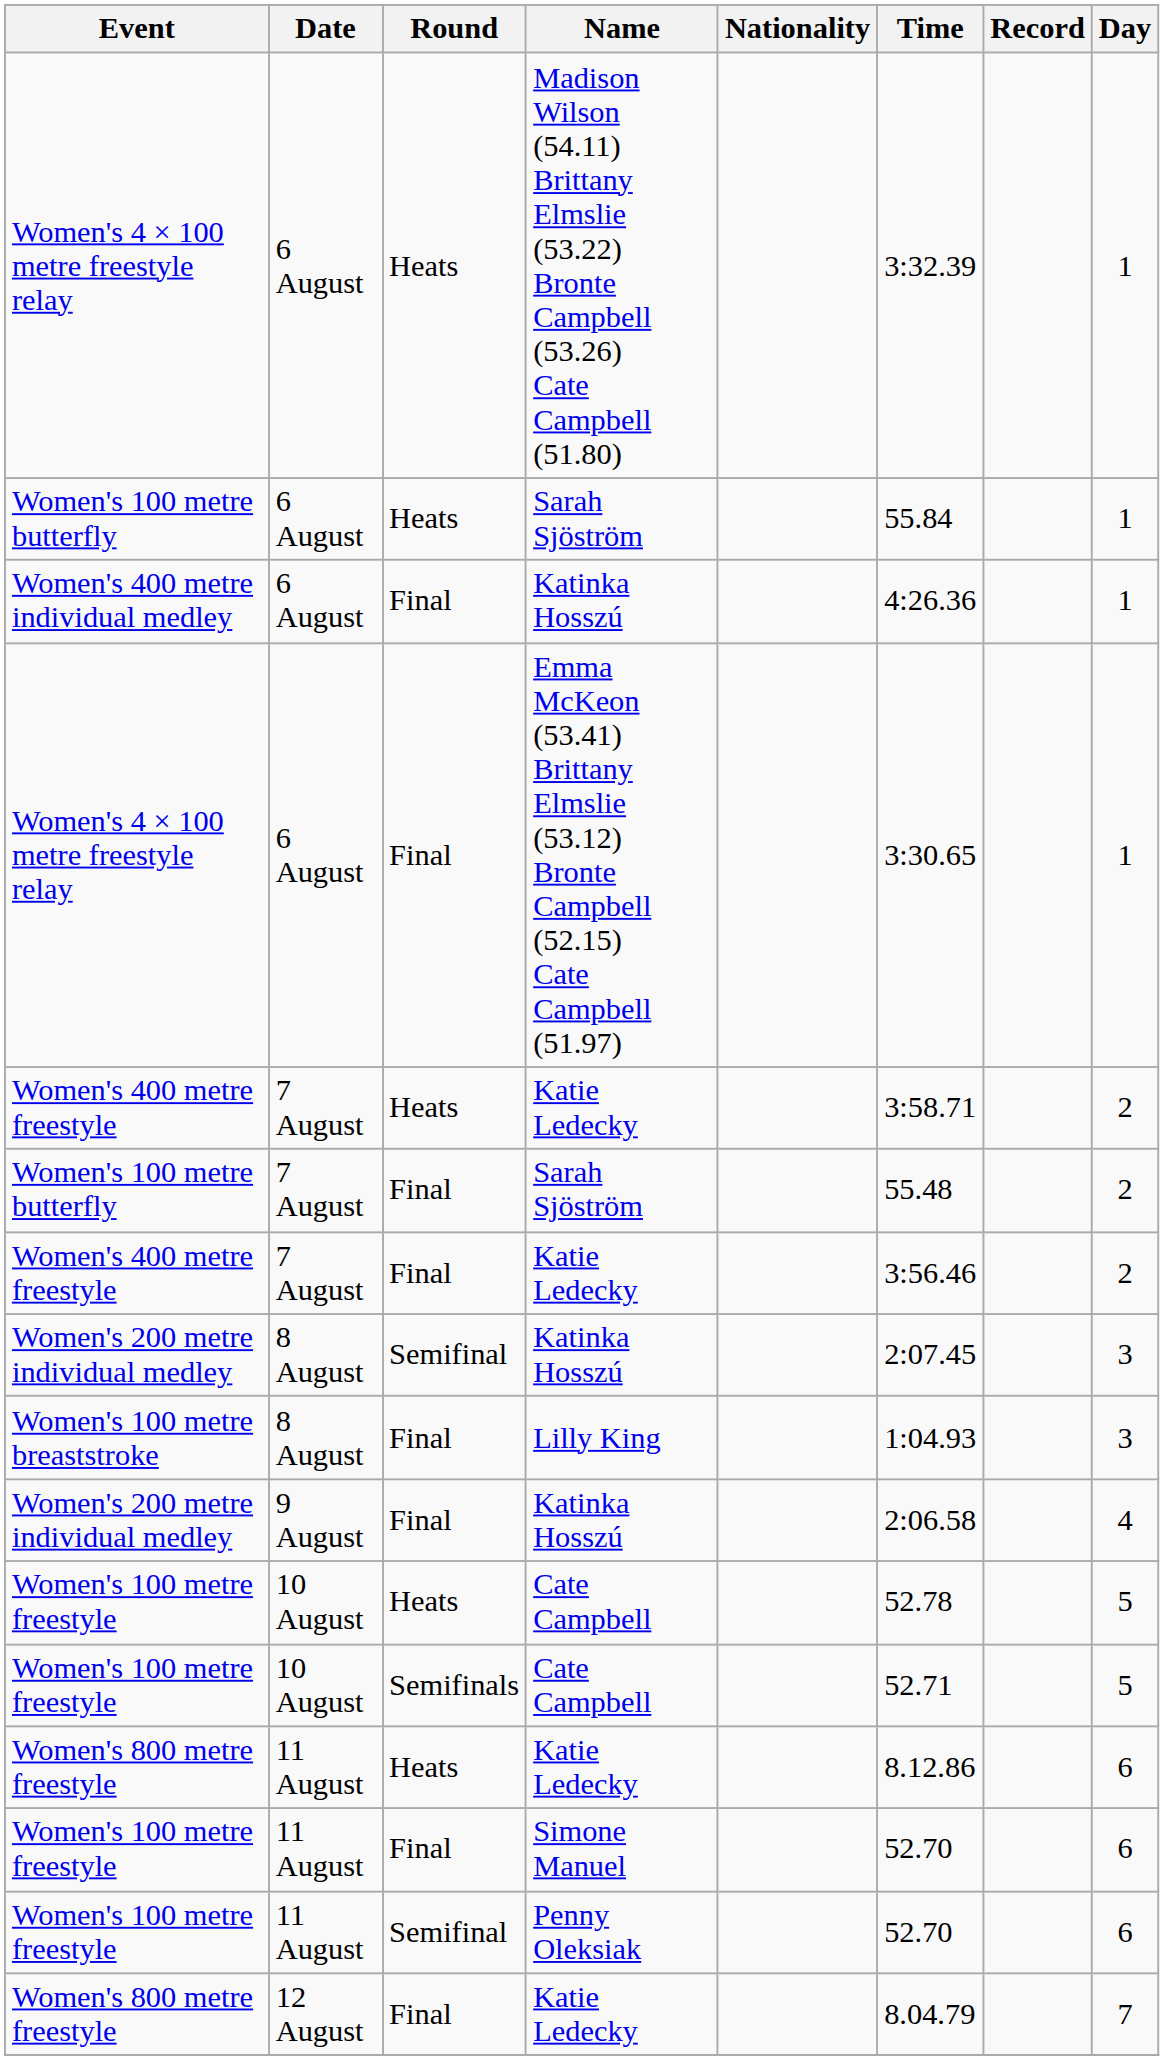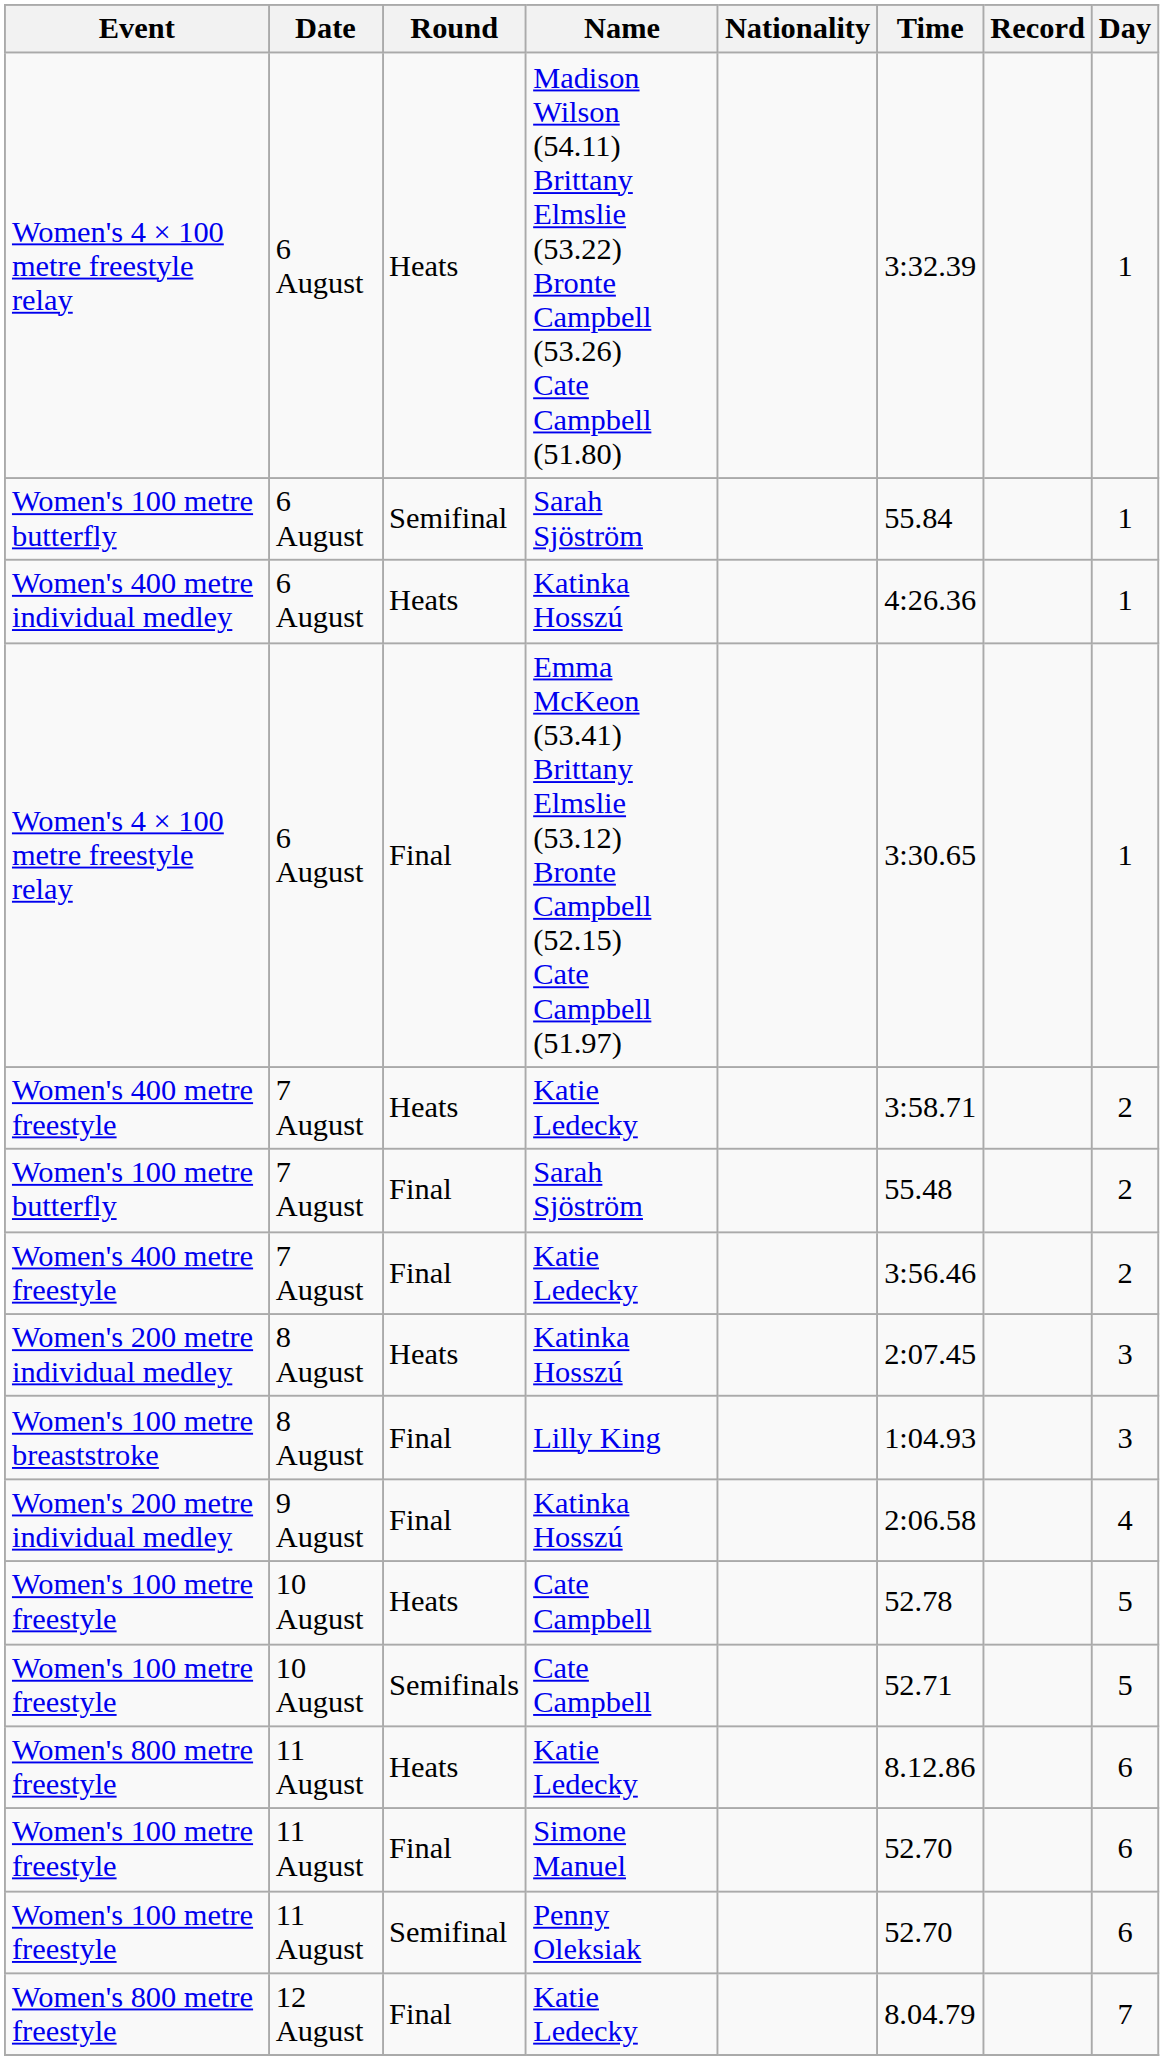(424, 518) Heats -> (448, 518) Semifinal
(420, 600) Final -> (424, 600) Heats
(448, 1354) Semifinal -> (424, 1354) Heats
